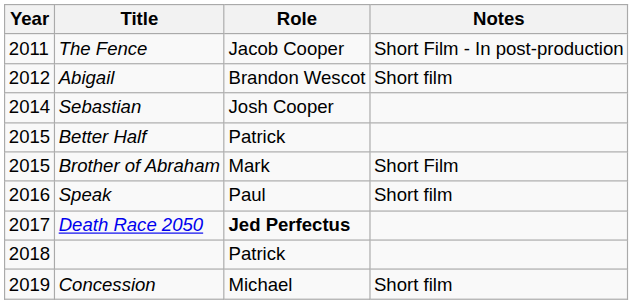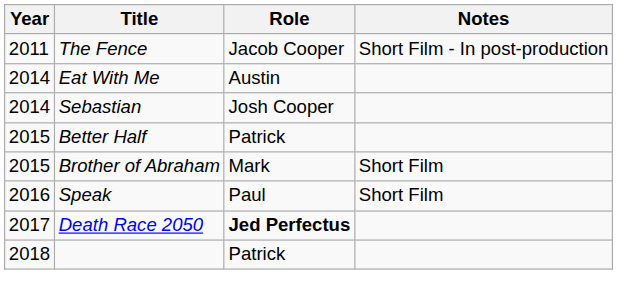- row: (87, 78)
+ row: (109, 78)
(413, 195) Short film -> (401, 195) Short Film
- row: (107, 284)
